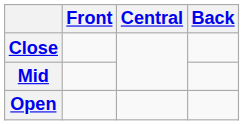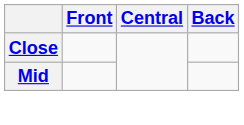- row: (33, 104)
